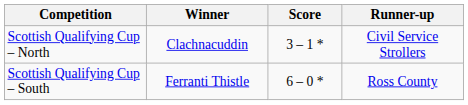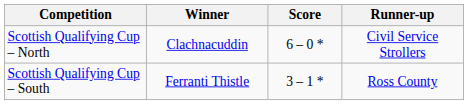(305, 44) 3 – 1 * -> (305, 44) 6 – 0 *
(305, 81) 6 – 0 * -> (305, 81) 3 – 1 *
